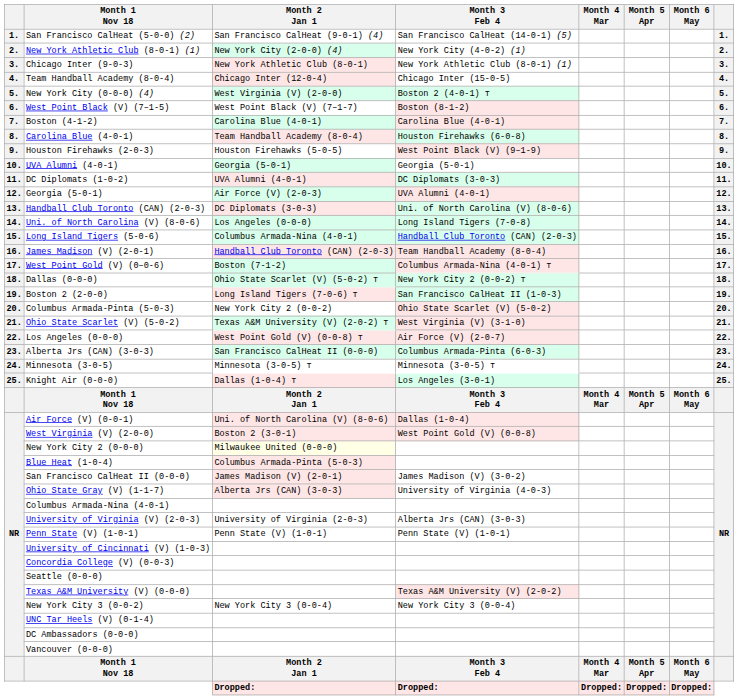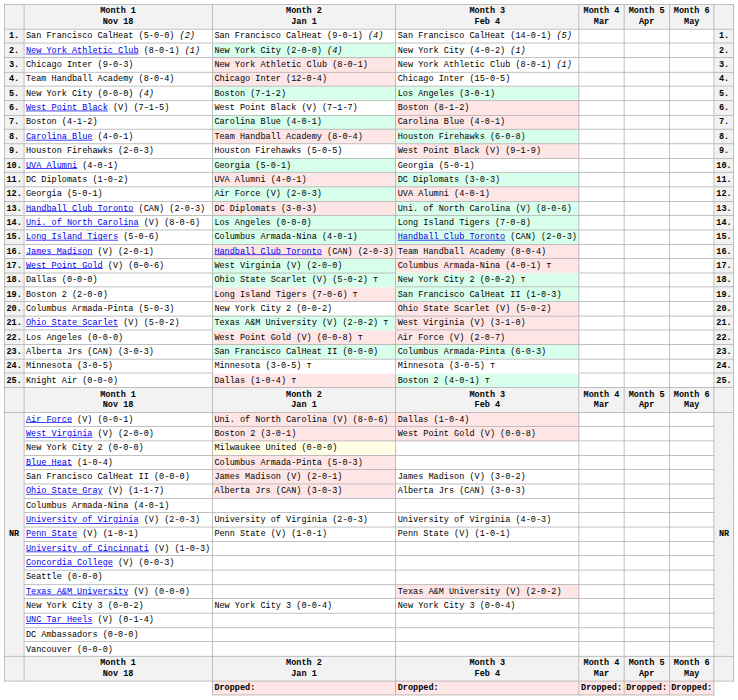(278, 93) West Virginia (V) (2-0-0) -> (250, 93) Boston (7-1-2)
(444, 93) Boston 2 (4-0-1) т -> (446, 93) Los Angeles (3-0-1)
(250, 265) Boston (7-1-2) -> (278, 265) West Virginia (V) (2-0-0)
(446, 380) Los Angeles (3-0-1) -> (444, 380) Boston 2 (4-0-1) т
(475, 491) University of Virginia (4-0-3) -> (462, 491) Alberta Jrs (CAN) (3-0-3)
(462, 520) Alberta Jrs (CAN) (3-0-3) -> (475, 520) University of Virginia (4-0-3)
